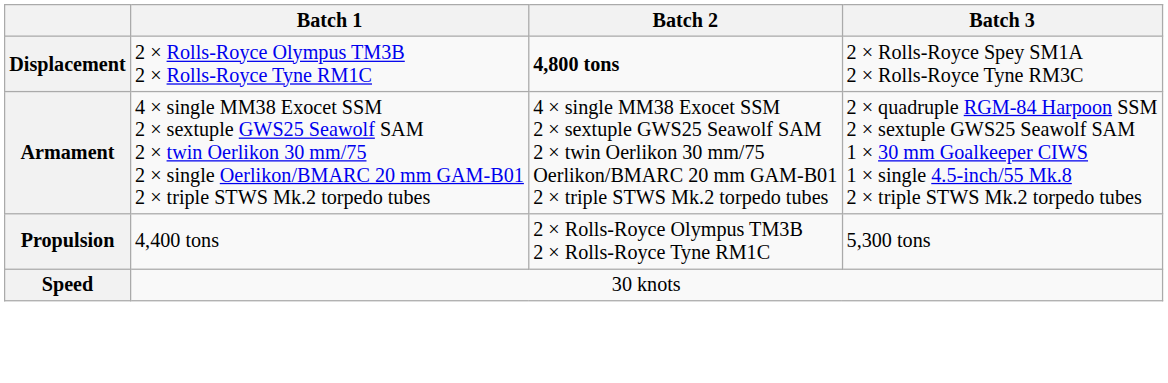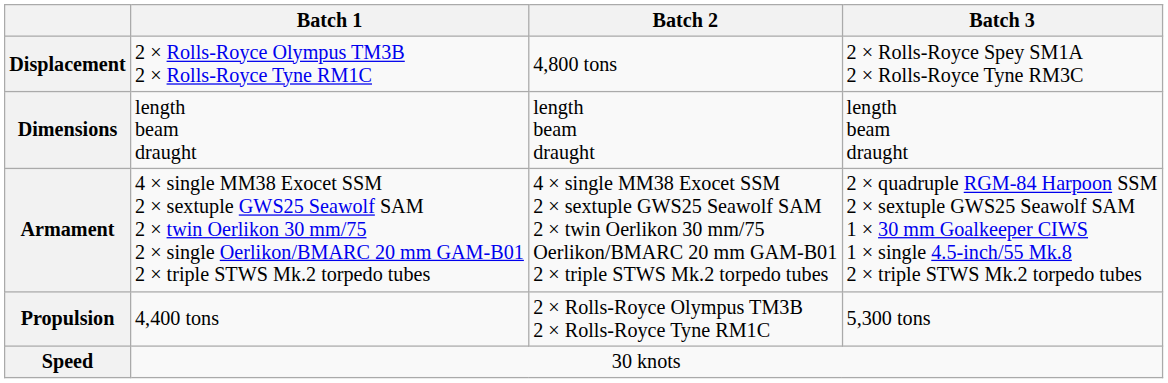(576, 63) bold -> (575, 63) normal
+ row: (68, 129)
